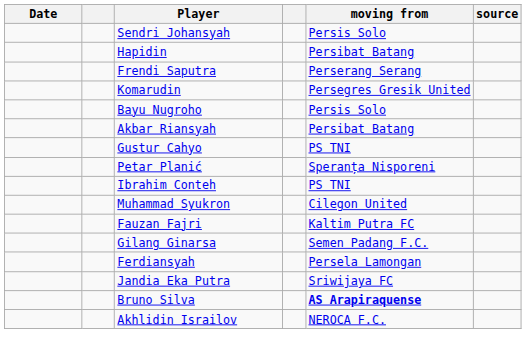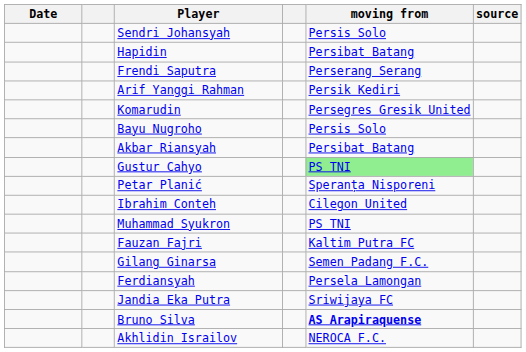+ row: (181, 90)
(330, 147) no background -> (330, 167) lightgreen background
(330, 186) PS TNI -> (358, 205) Cilegon United
(358, 205) Cilegon United -> (330, 224) PS TNI
